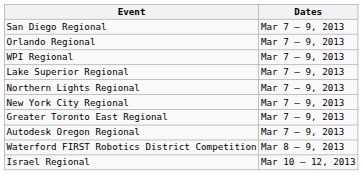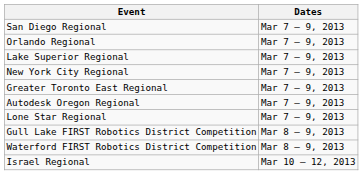- row: (40, 57)
- row: (73, 87)
+ row: (57, 117)
+ row: (132, 132)
